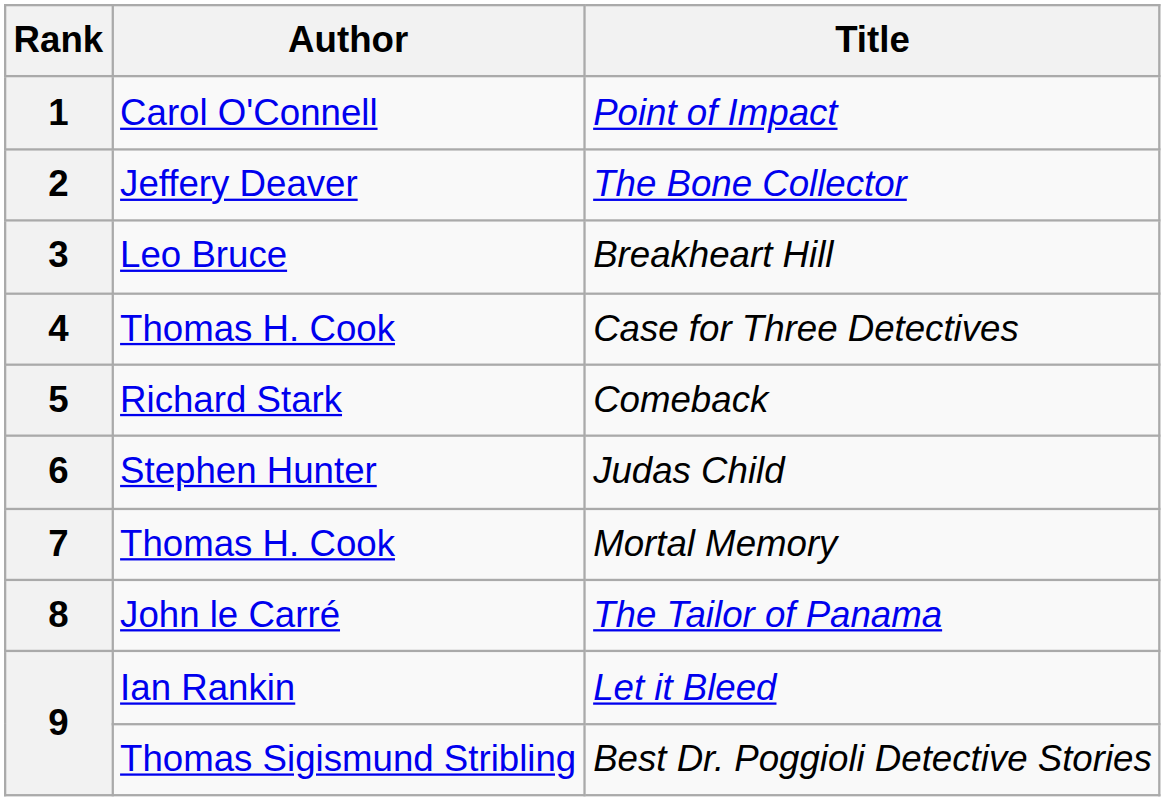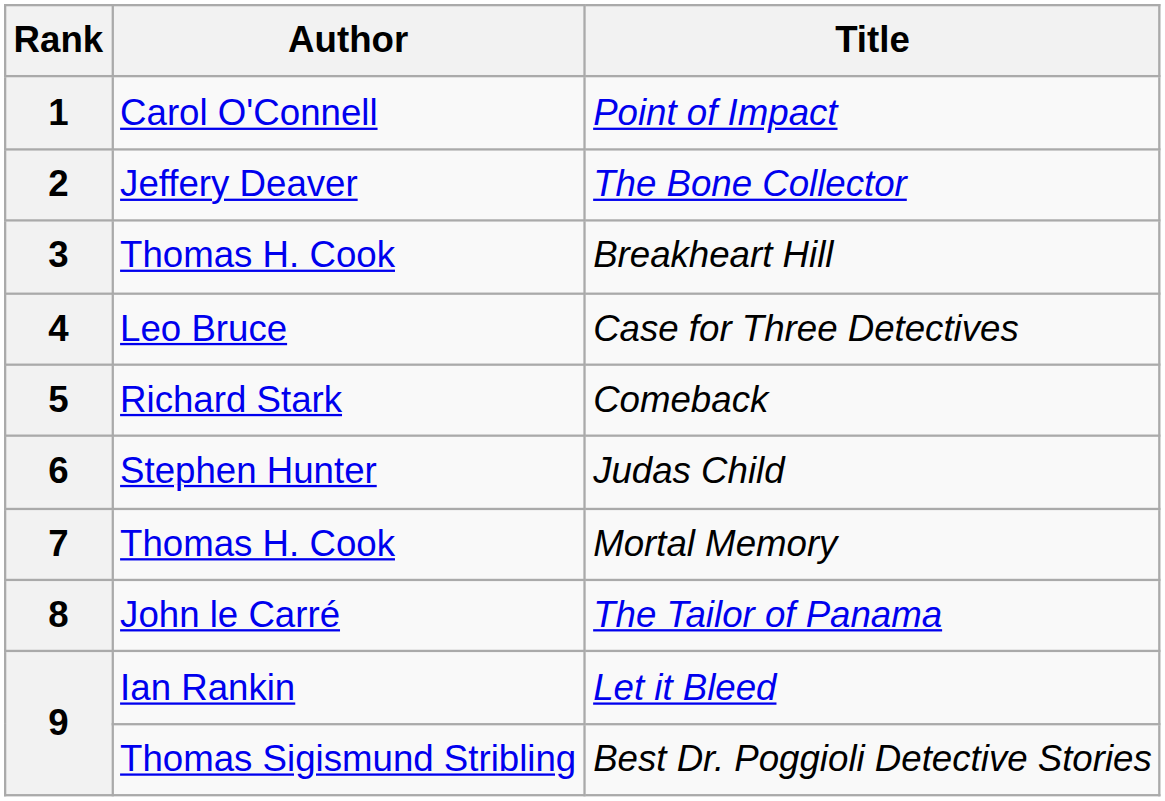(204, 255) Leo Bruce -> (258, 255) Thomas H. Cook
(258, 327) Thomas H. Cook -> (204, 327) Leo Bruce
